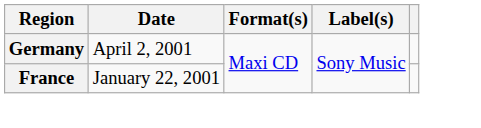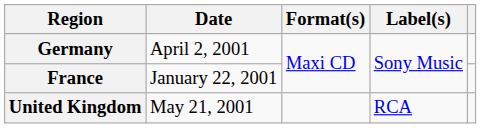+ row: (75, 107)
